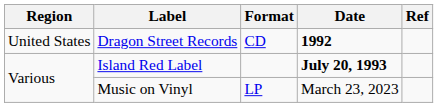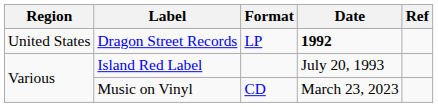(255, 41) CD -> (253, 41) LP
(344, 65) bold -> (343, 65) normal
(253, 89) LP -> (255, 89) CD
